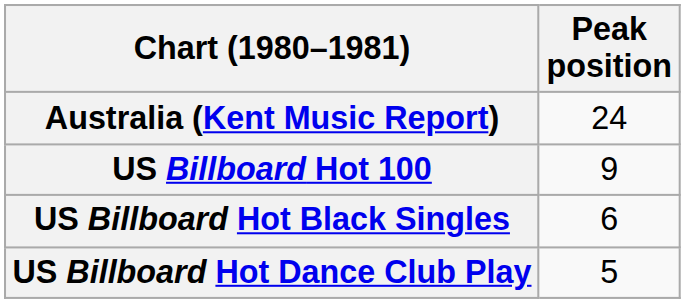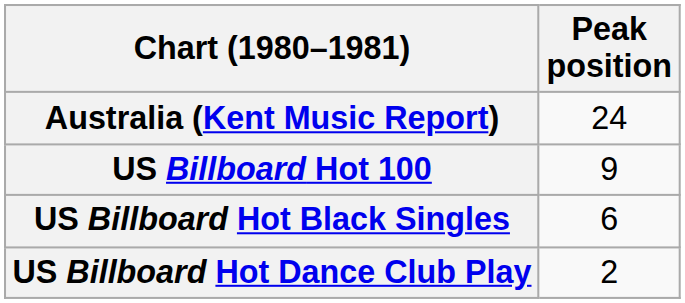(609, 271) 5 -> (609, 271) 2
